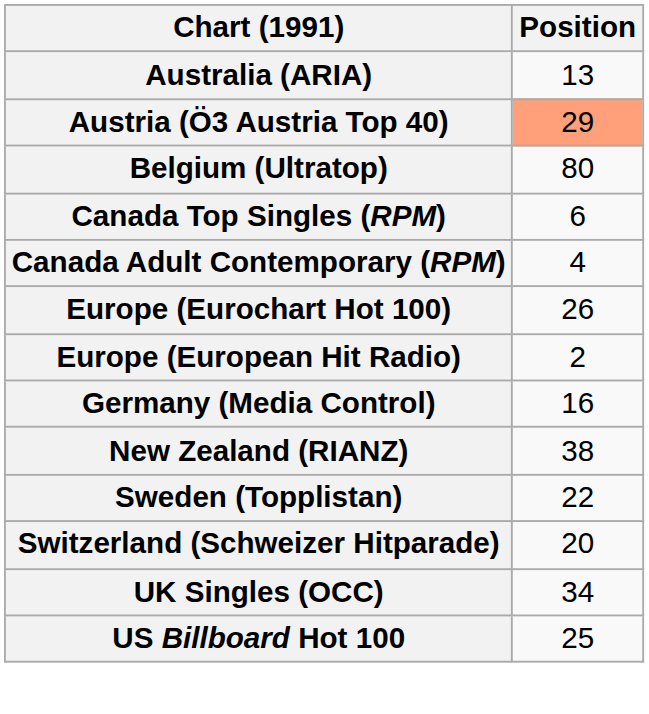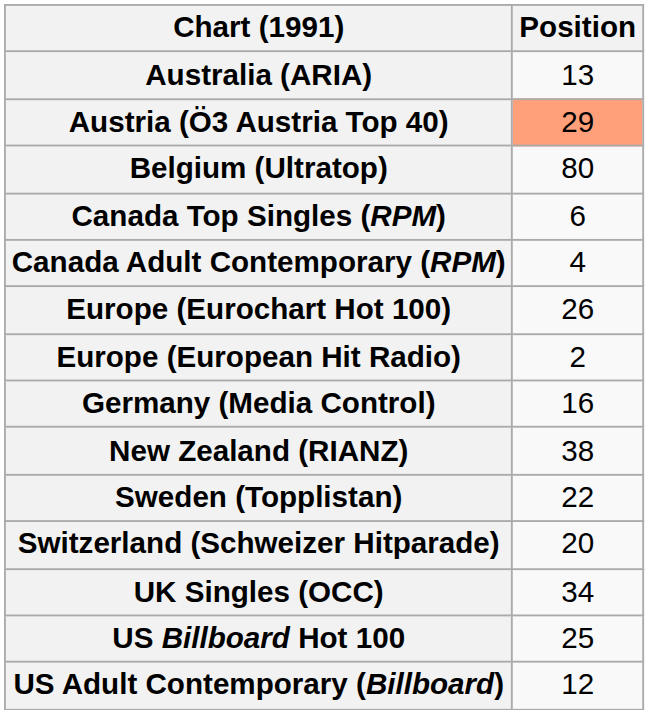+ row: (259, 685)
